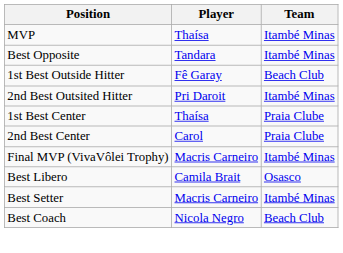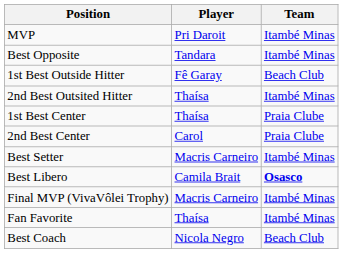(192, 34) Thaísa -> (200, 34) Pri Daroit
(200, 95) Pri Daroit -> (192, 95) Thaísa
rows swapped: (35, 197) <-> (88, 156)
(282, 177) normal -> (283, 177) bold
+ row: (40, 217)
